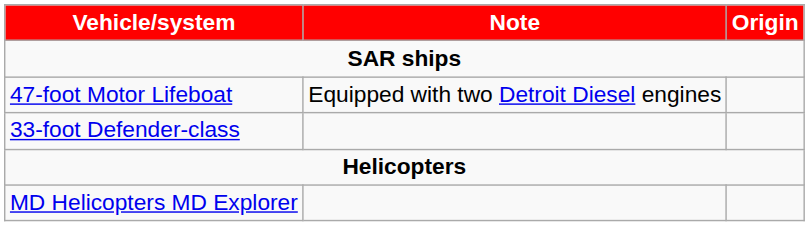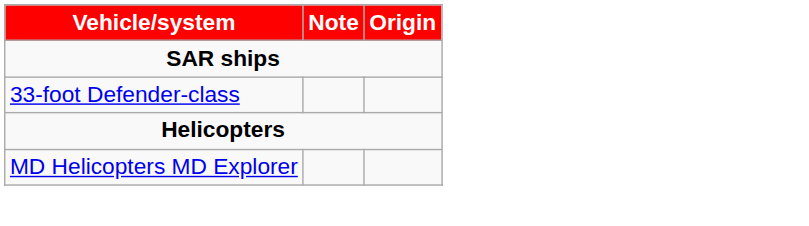- row: (121, 94)
